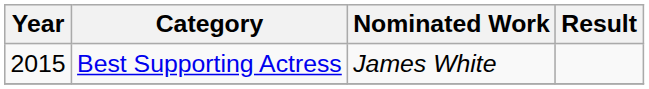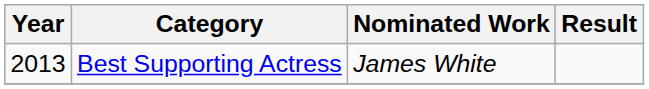(38, 63) 2015 -> (38, 63) 2013
